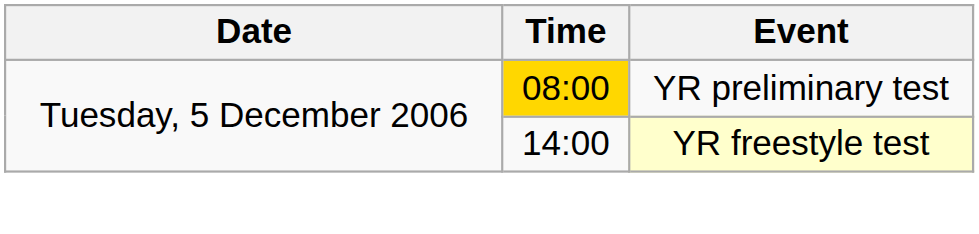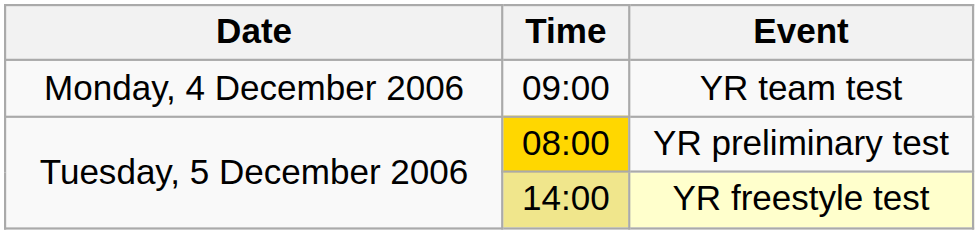+ row: (801, 87)
(566, 143) no background -> (566, 198) khaki background
